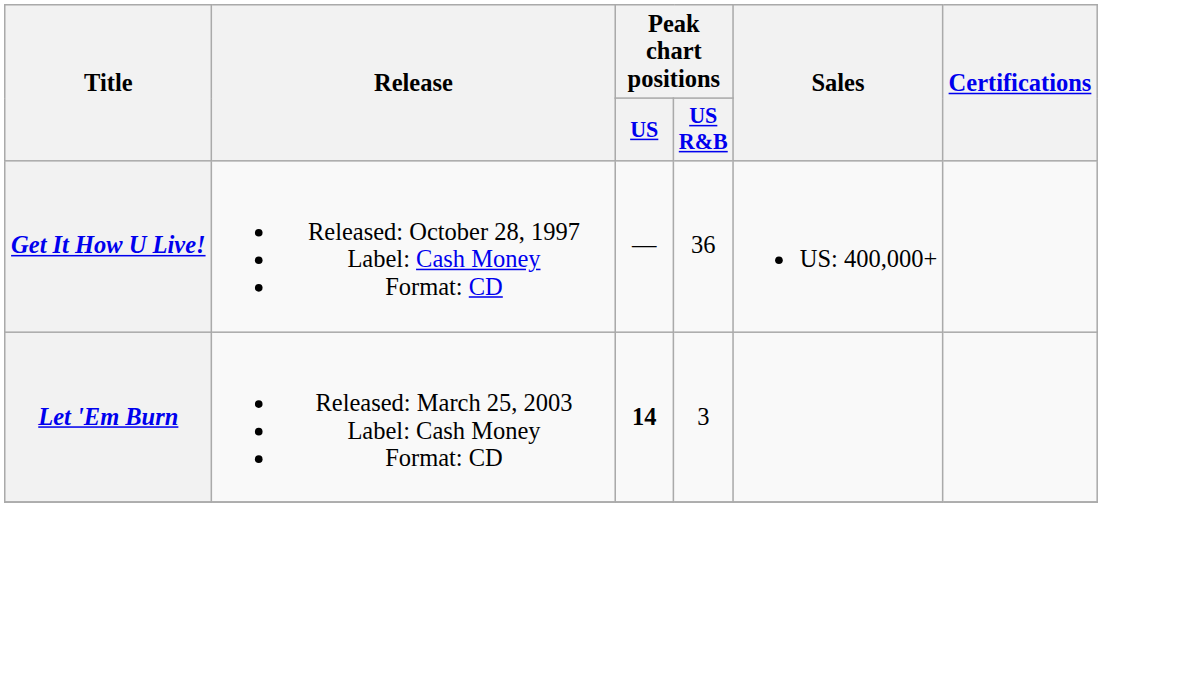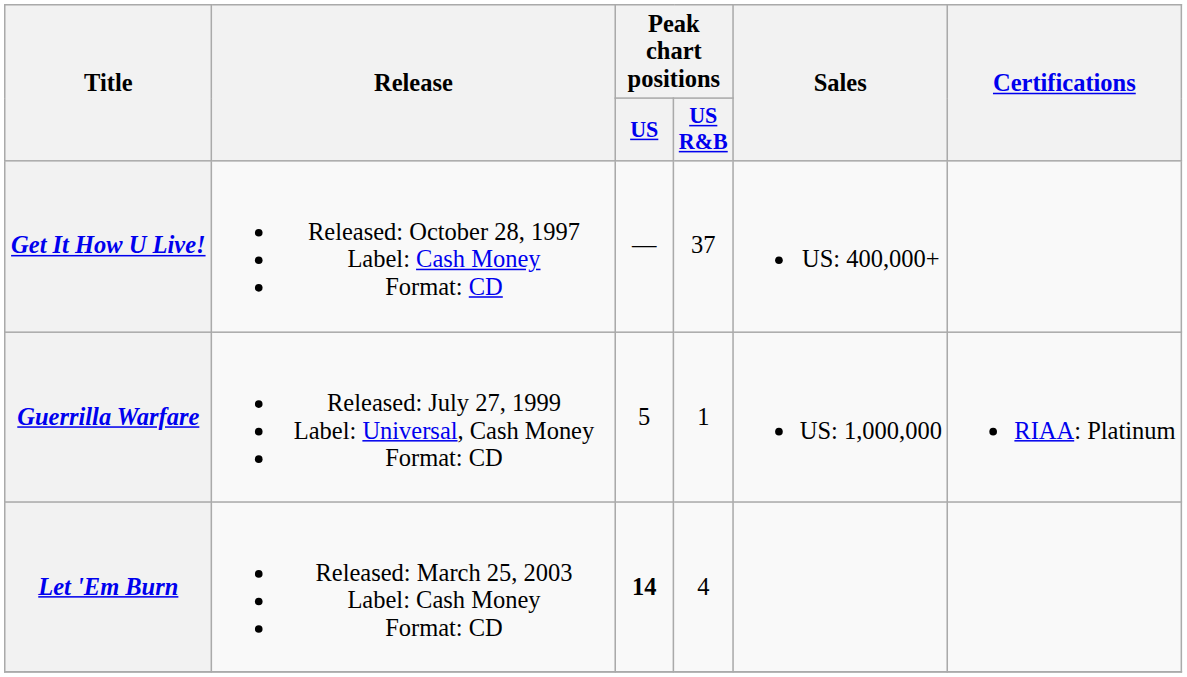(703, 245) 36 -> (703, 245) 37
+ row: (108, 416)
(703, 416) 3 -> (703, 586) 4
